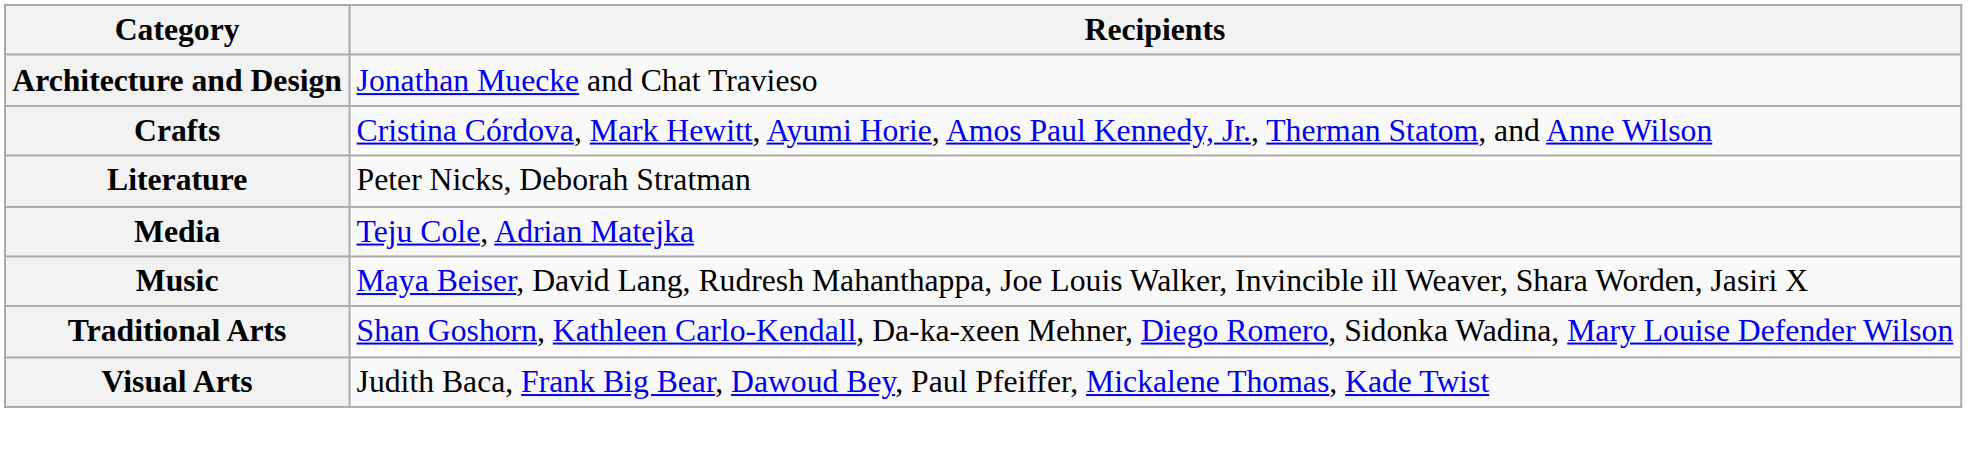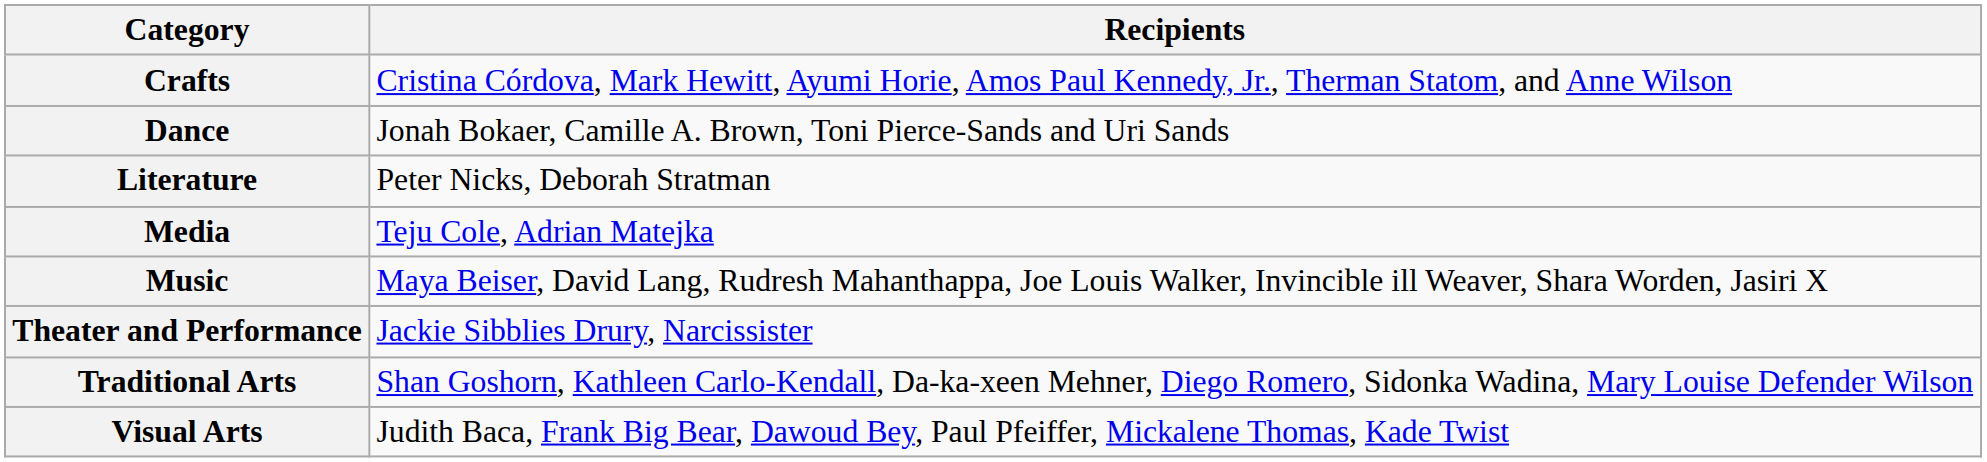- row: (177, 79)
+ row: (187, 130)
+ row: (187, 331)
